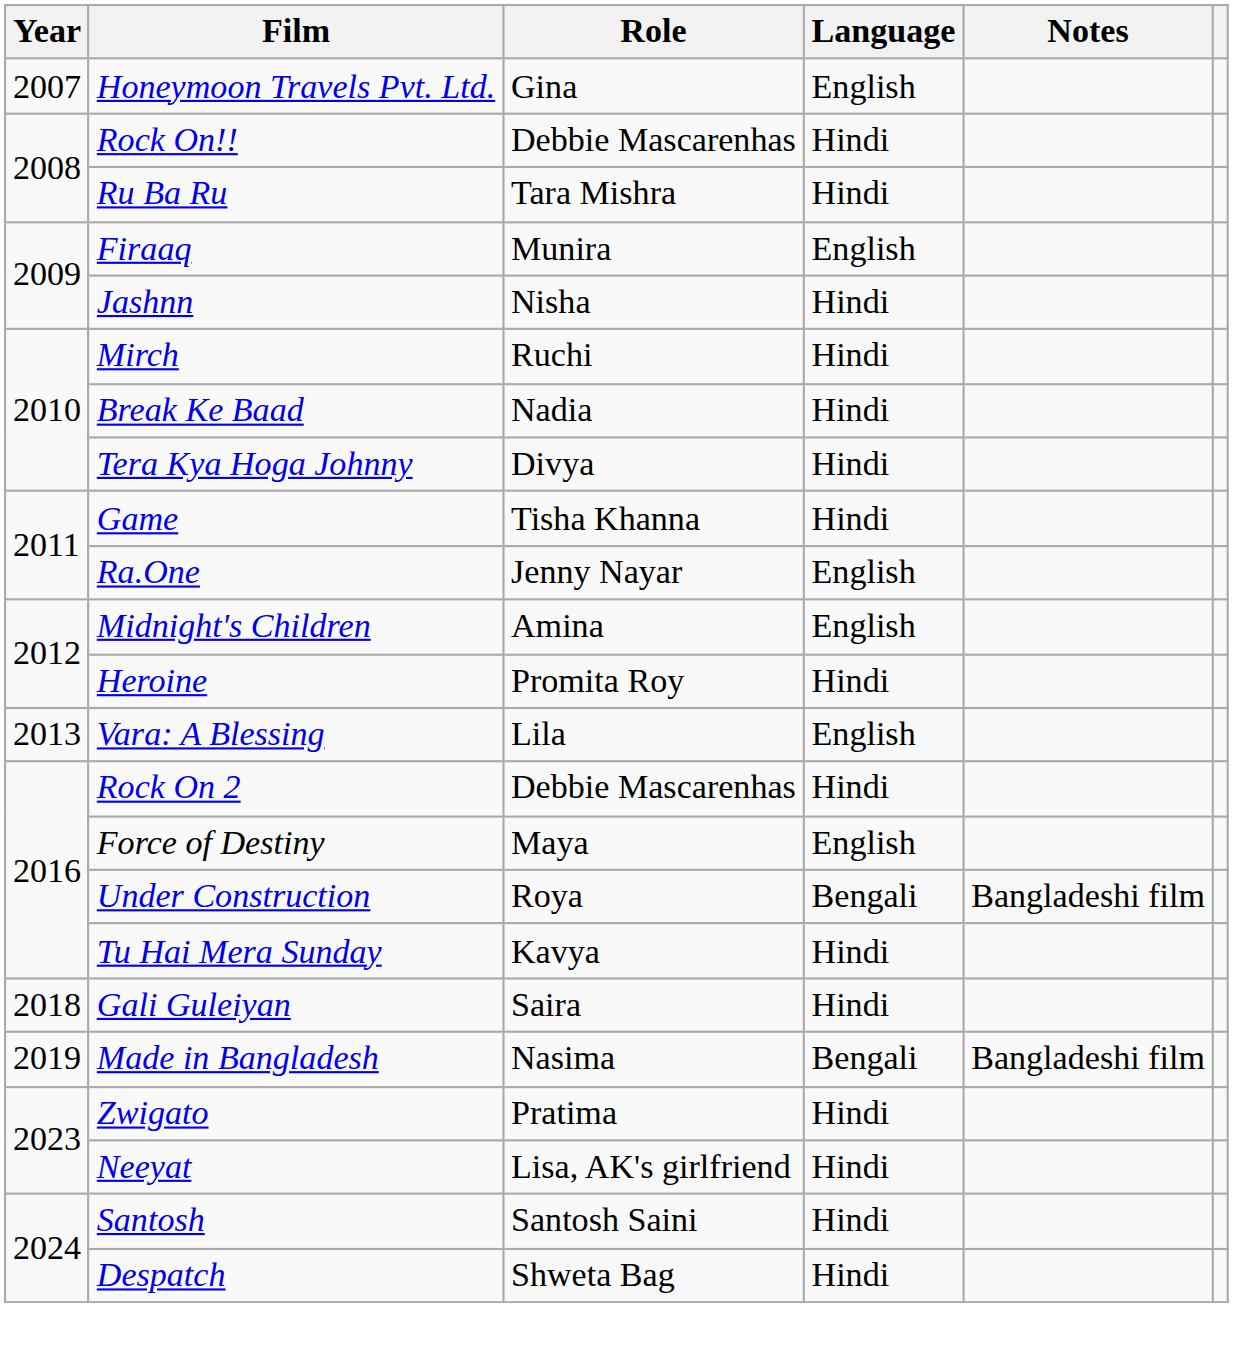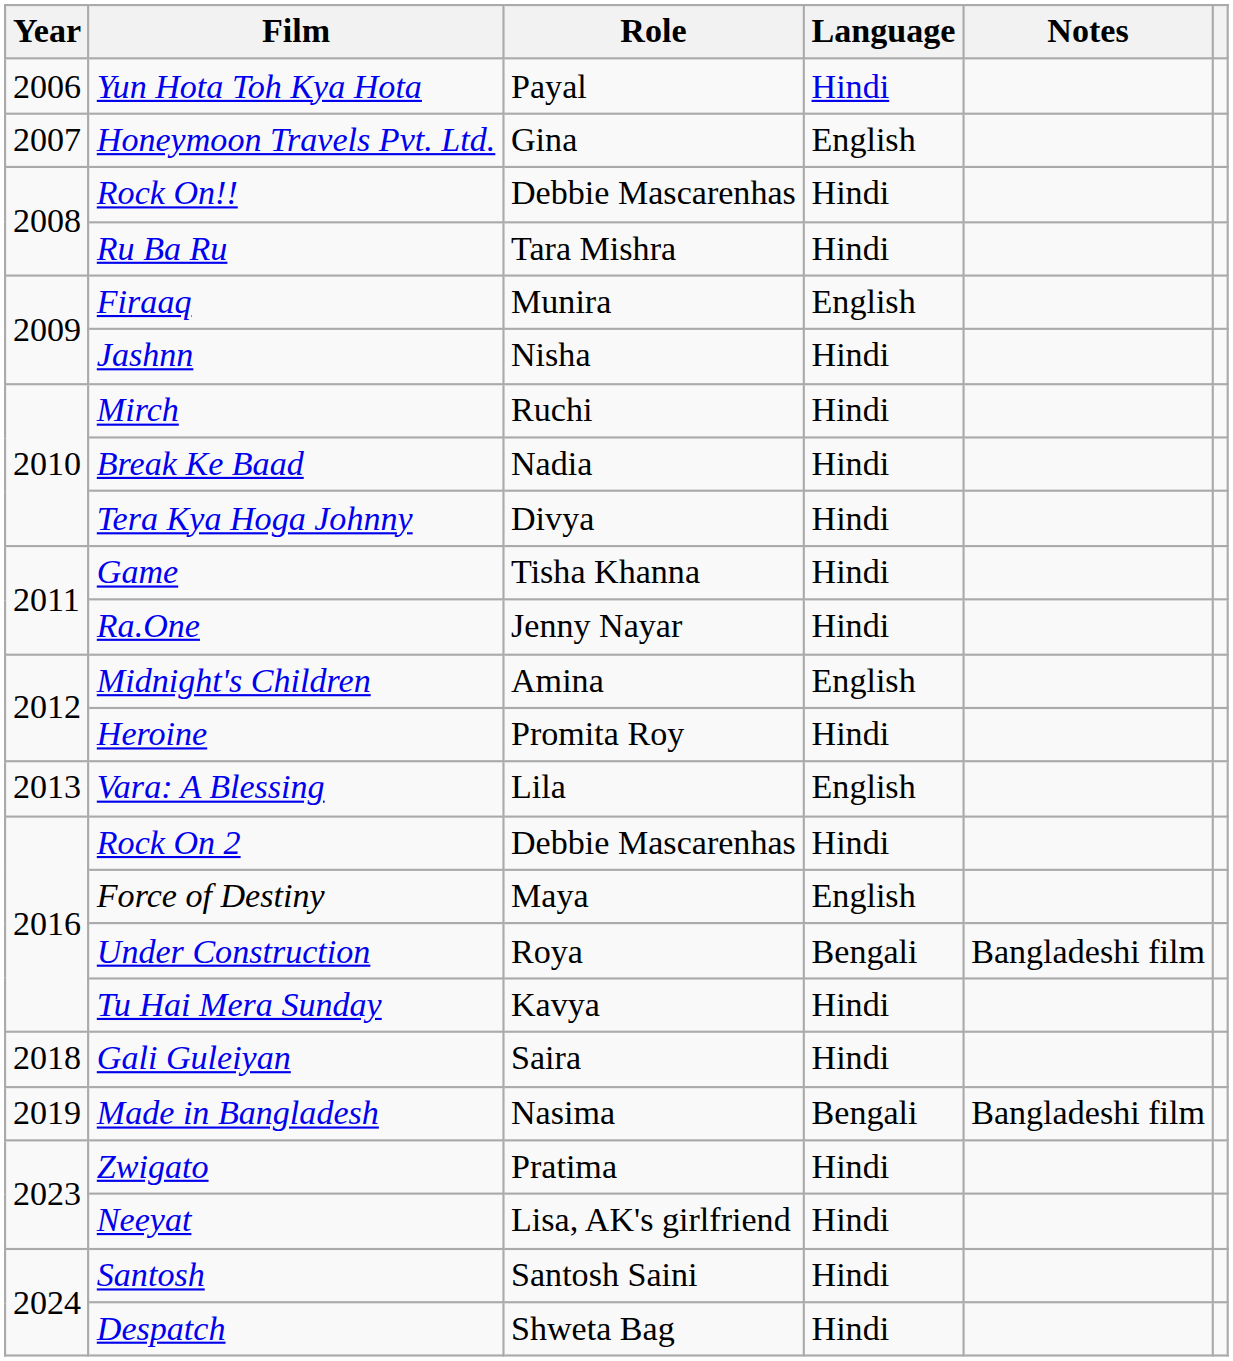+ row: (259, 85)
(864, 572) English -> (850, 626) Hindi
